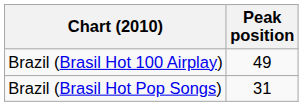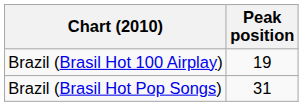(262, 62) 49 -> (262, 62) 19
